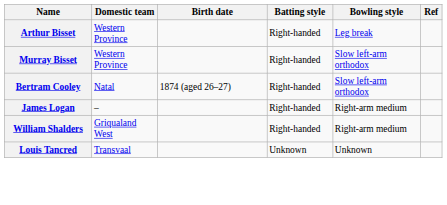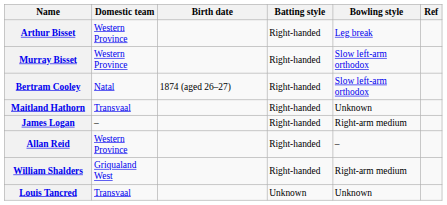+ row: (48, 108)
+ row: (48, 144)
